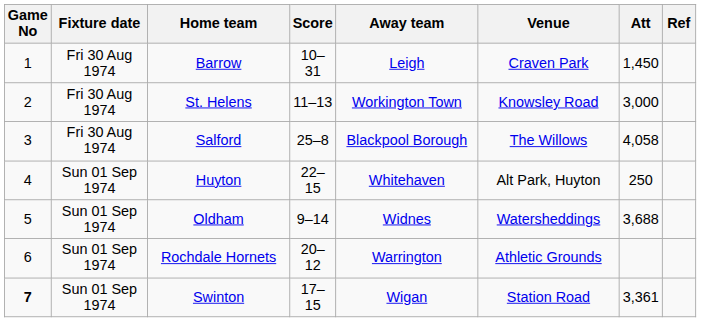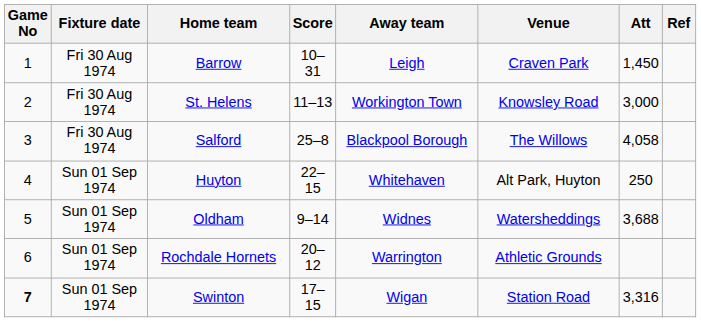(641, 297) 3,361 -> (641, 297) 3,316
